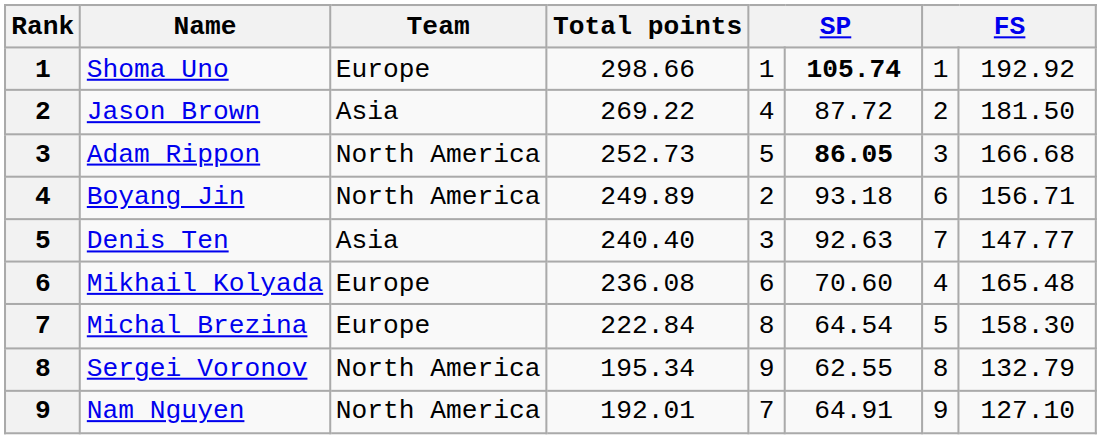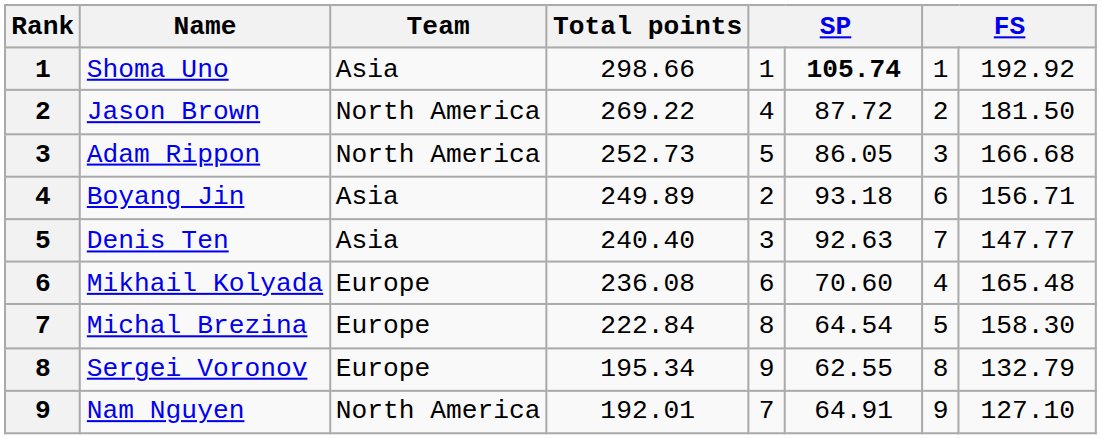(383, 69) Europe -> (367, 69) Asia
(367, 112) Asia -> (438, 112) North America
(854, 155) bold -> (854, 155) normal
(438, 198) North America -> (367, 198) Asia
(438, 369) North America -> (383, 369) Europe
